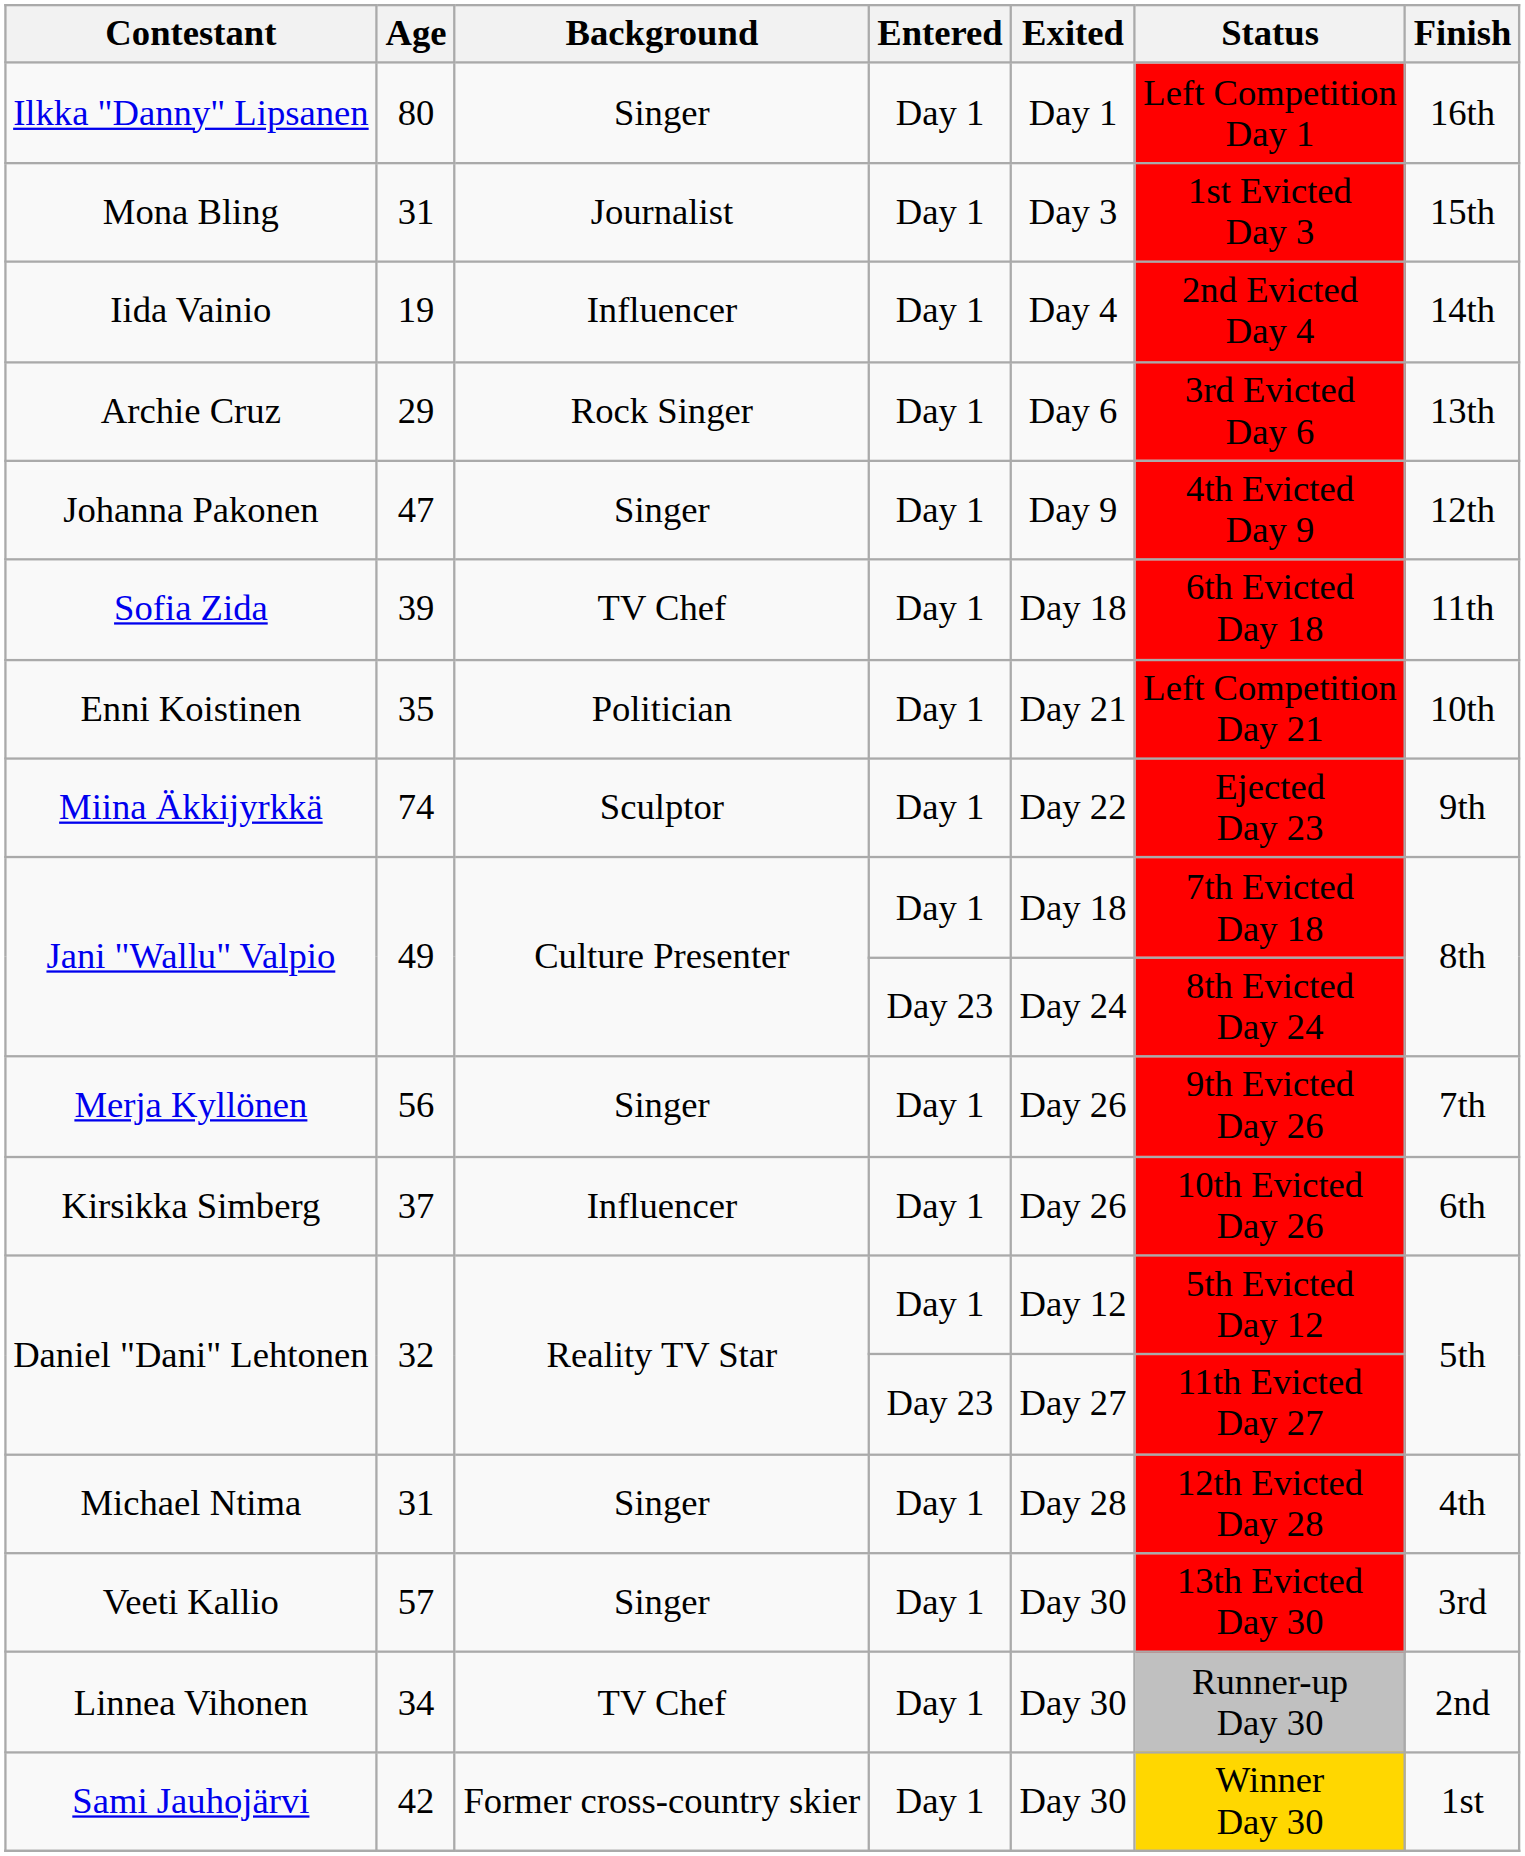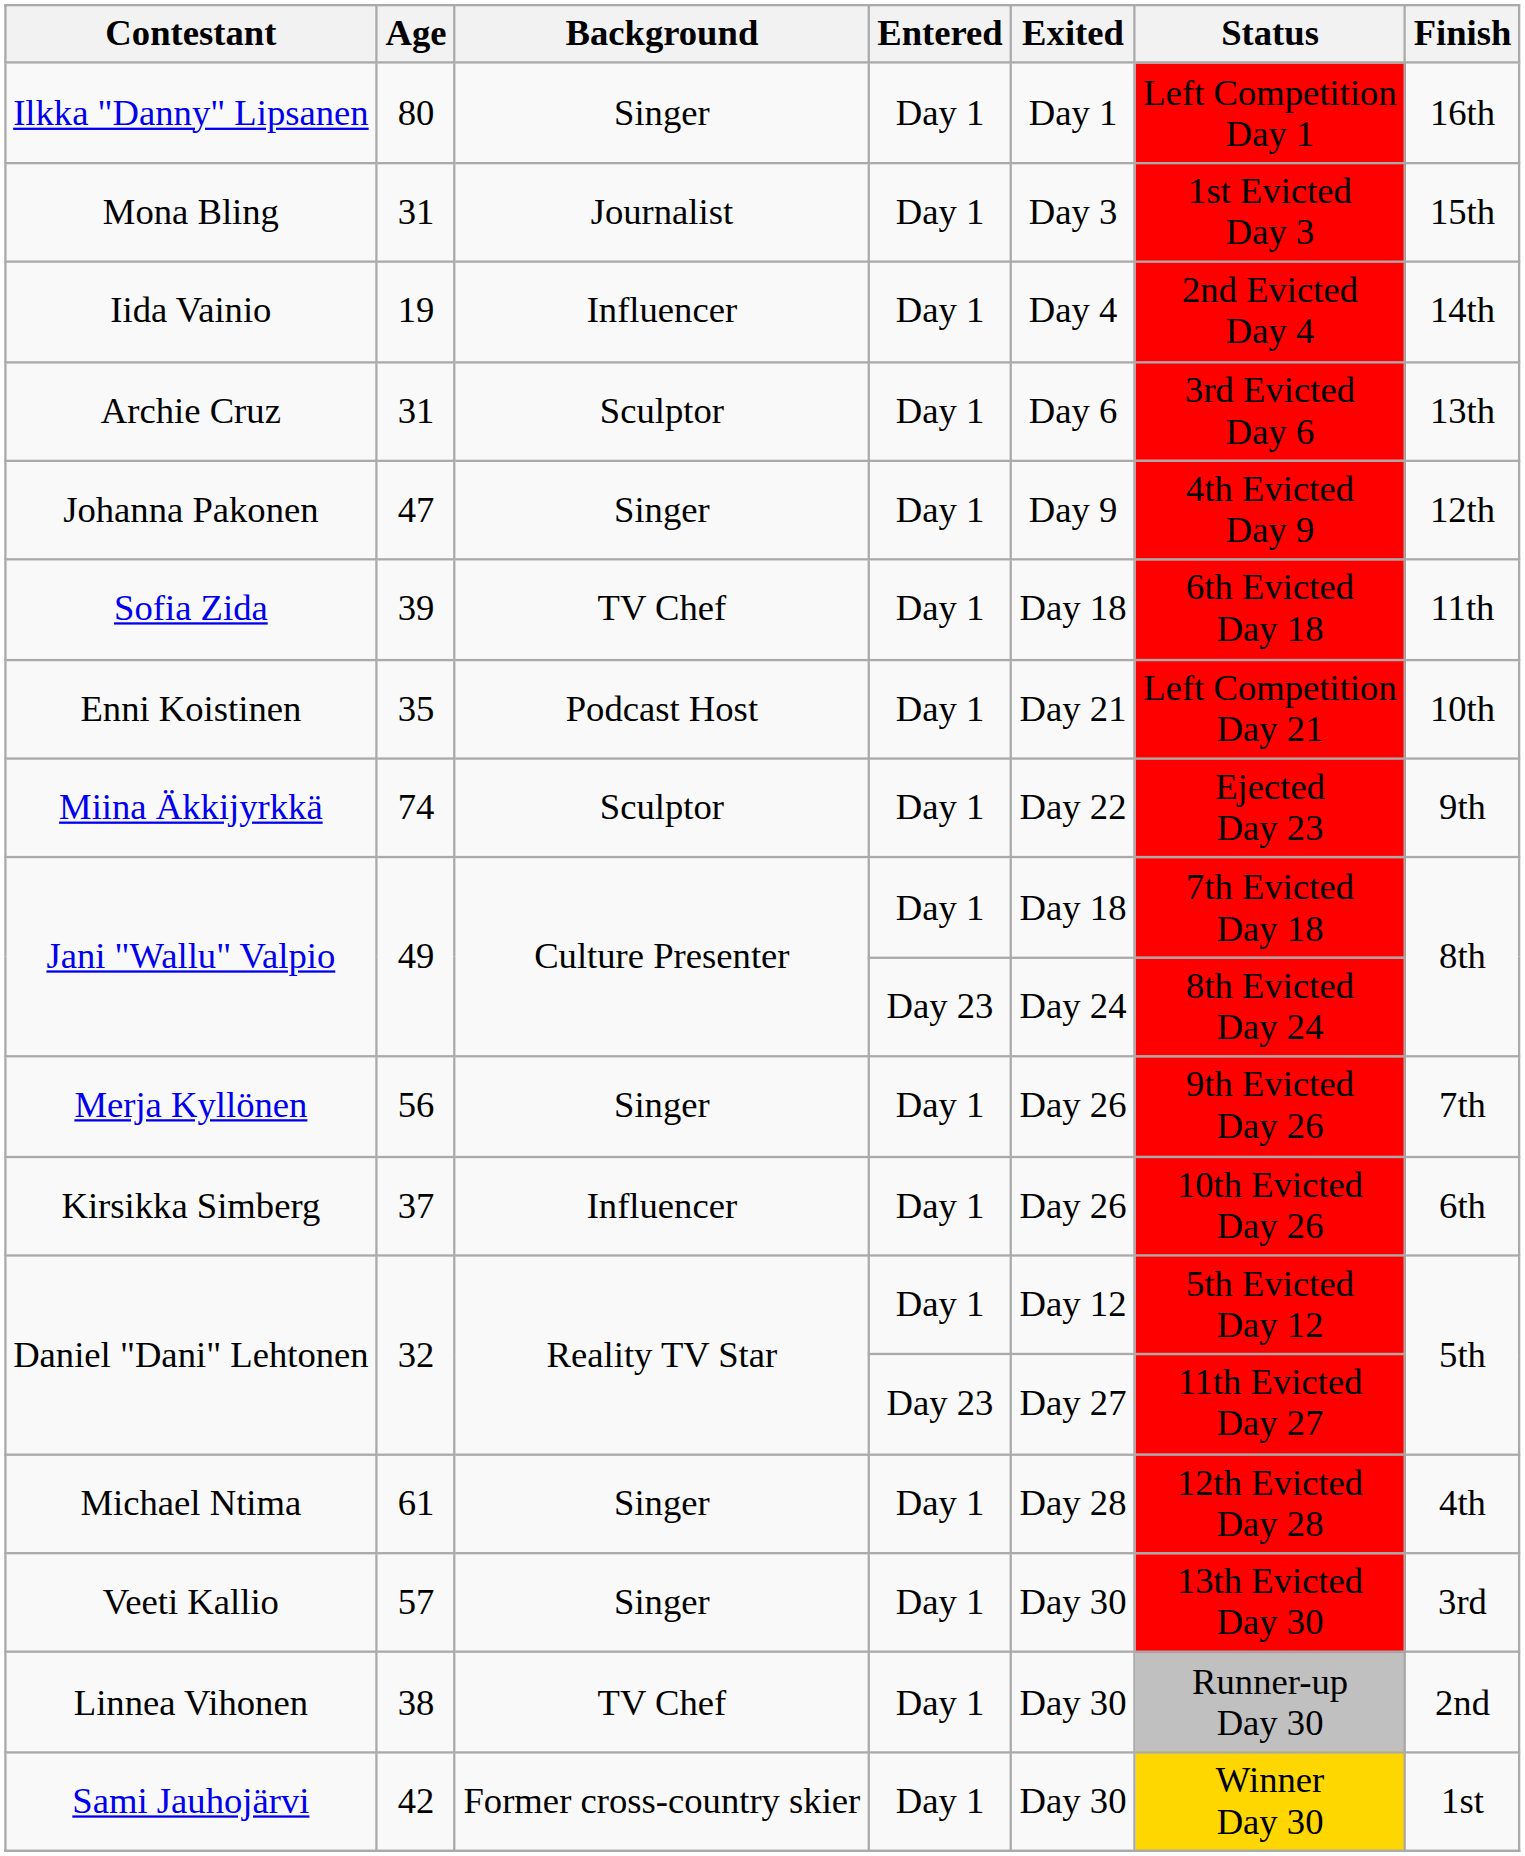(416, 410) 29 -> (416, 410) 31
(662, 410) Rock Singer -> (662, 410) Sculptor
(662, 708) Politician -> (662, 708) Podcast Host
(416, 1502) 31 -> (416, 1502) 61
(416, 1701) 34 -> (416, 1701) 38
